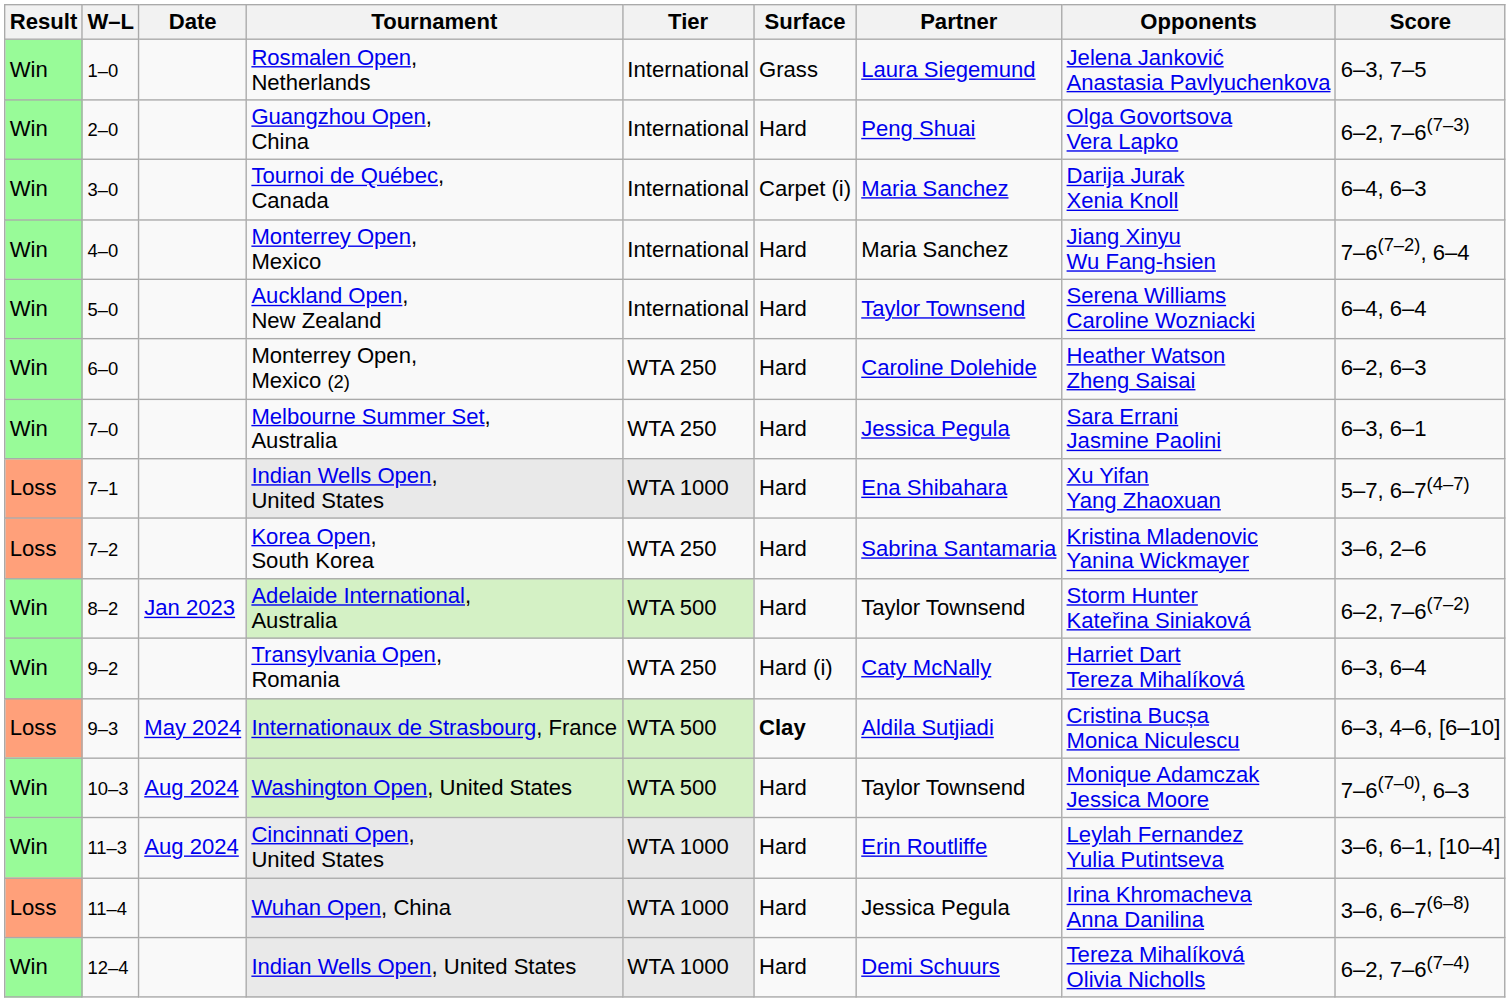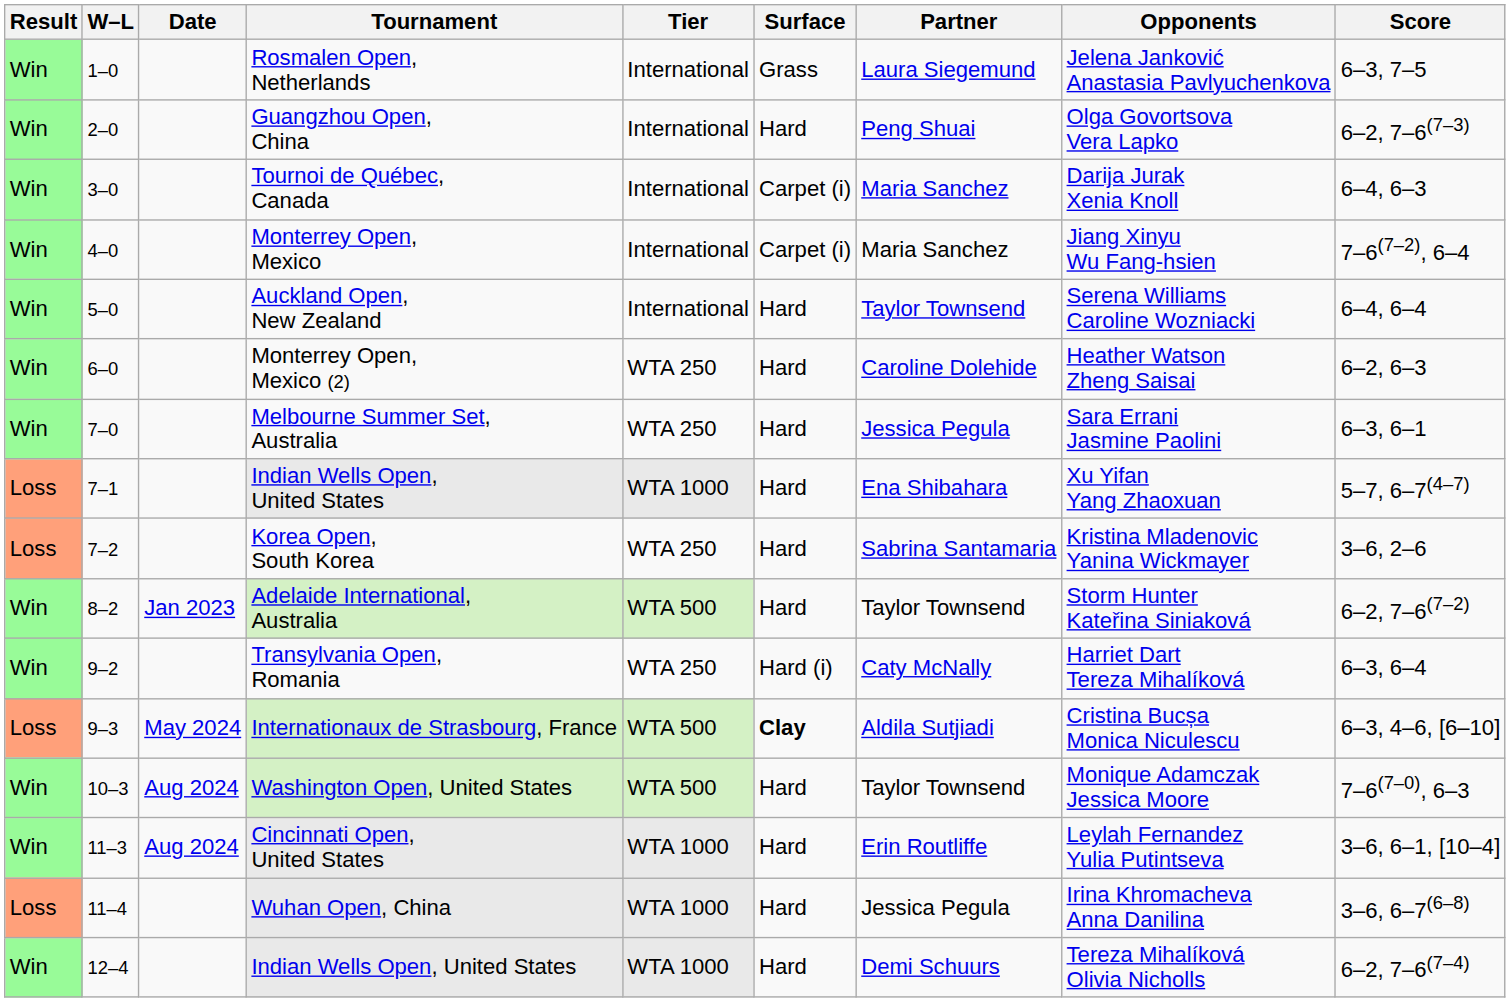(783, 249) Hard -> (805, 249) Carpet (i)
